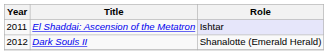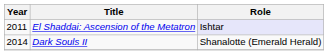(17, 42) 2012 -> (17, 42) 2014
